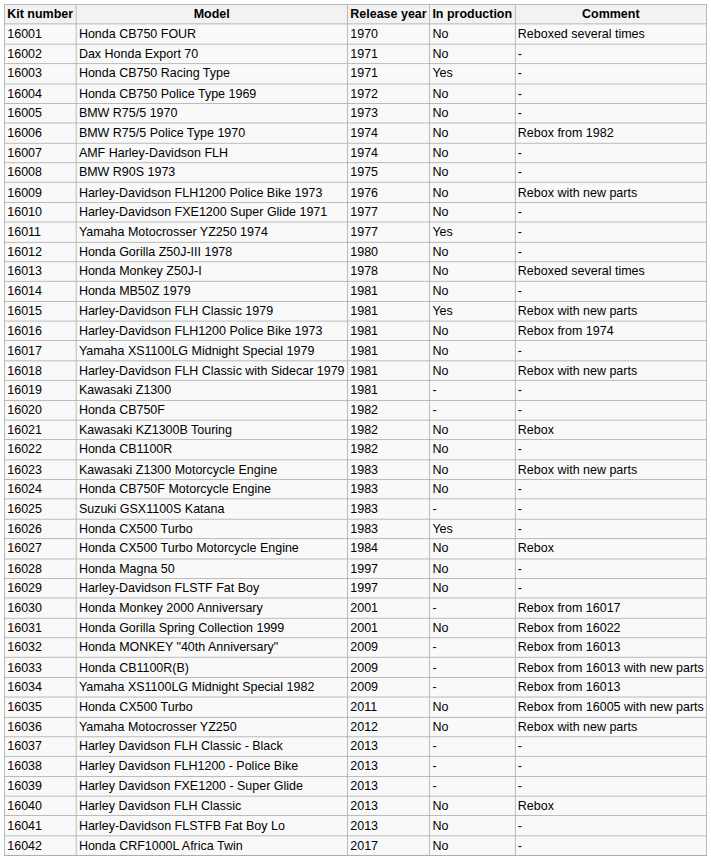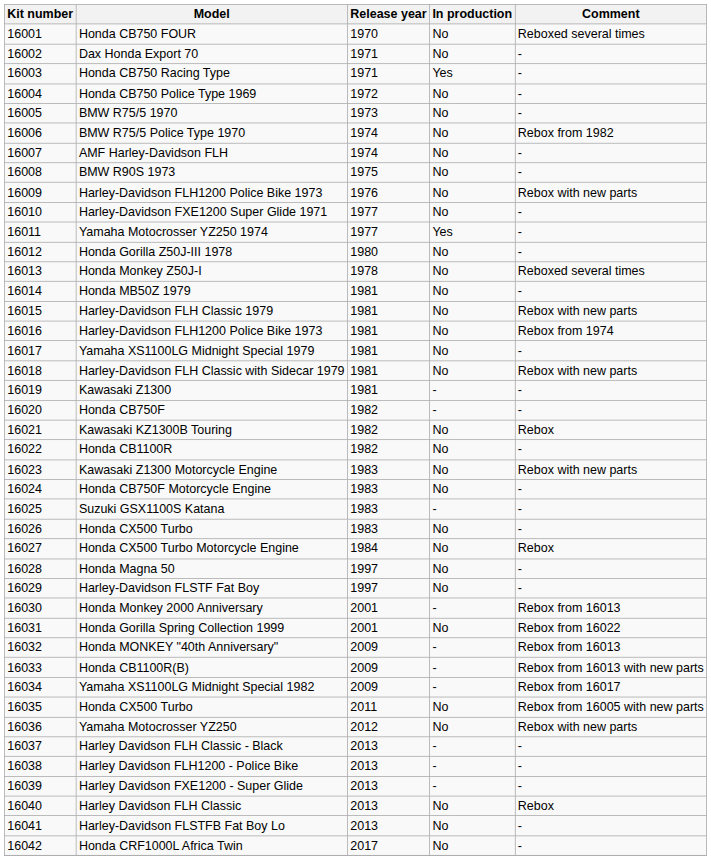(443, 311) Yes -> (440, 311) No
(443, 529) Yes -> (440, 529) No
(569, 608) Rebox from 16017 -> (569, 608) Rebox from 16013
(569, 687) Rebox from 16013 -> (569, 687) Rebox from 16017
